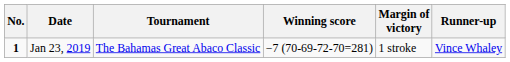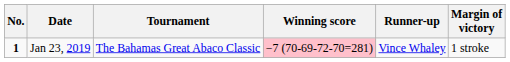columns swapped: (404, 21) <-> (469, 21)
(319, 48) no background -> (319, 48) pink background
